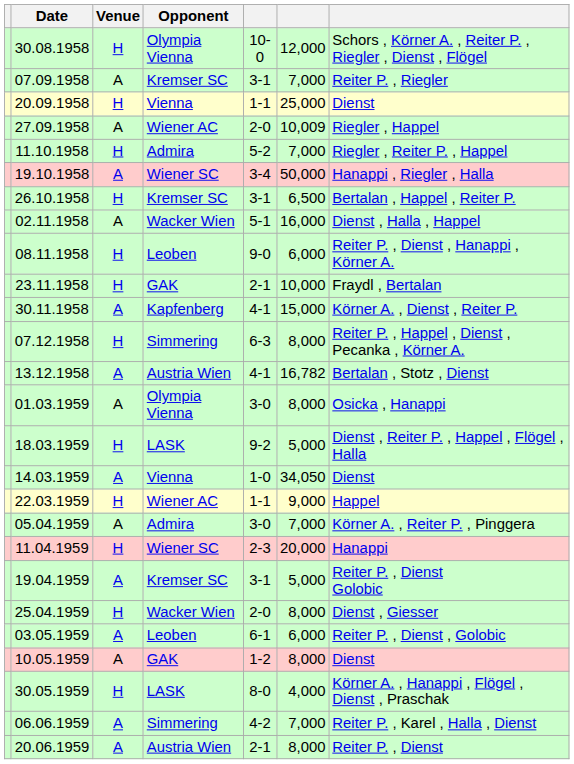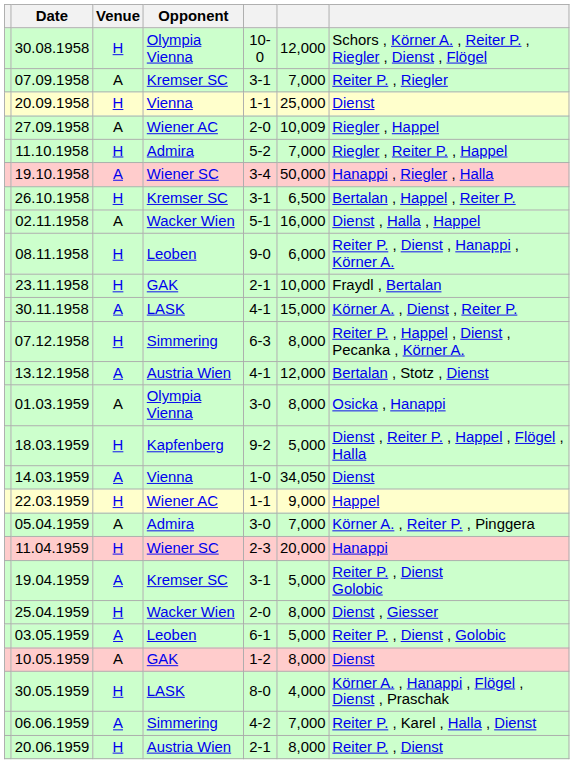(185, 309) Kapfenberg -> (166, 309) LASK
(303, 373) 16,782 -> (303, 373) 12,000
(166, 445) LASK -> (185, 445) Kapfenberg
(307, 635) 6,000 -> (307, 635) 5,000
(118, 747) A -> (118, 747) H
